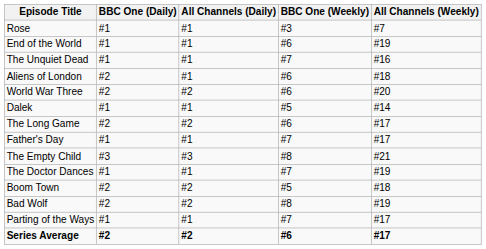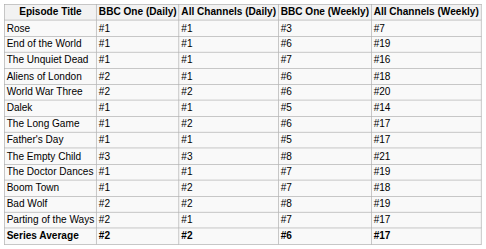(104, 124) #2 -> (104, 124) #1
(286, 140) #7 -> (286, 140) #5
(104, 188) #2 -> (104, 188) #1
(286, 188) #5 -> (286, 188) #7
(104, 220) #1 -> (104, 220) #2
